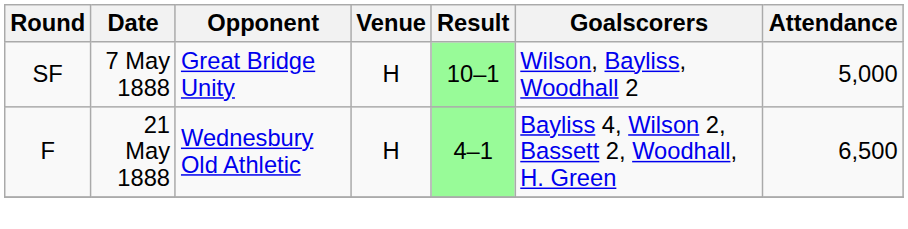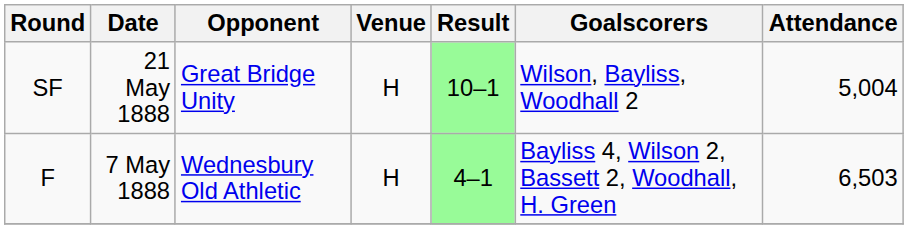(138, 74) 7 May 1888 -> (144, 87) 21 May 1888
(868, 74) 5,000 -> (868, 87) 5,004
(144, 151) 21 May 1888 -> (138, 178) 7 May 1888
(868, 151) 6,500 -> (868, 178) 6,503
